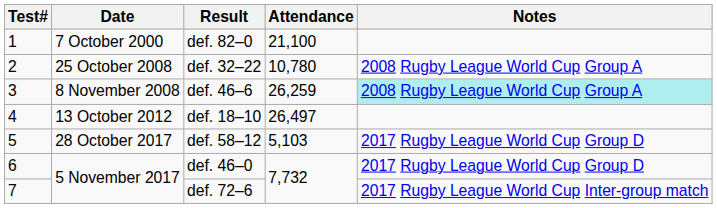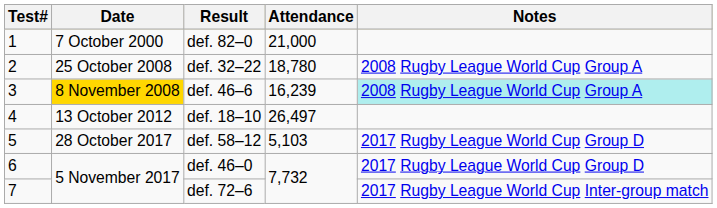(292, 41) 21,100 -> (292, 41) 21,000
(292, 66) 10,780 -> (292, 66) 18,780
(117, 91) no background -> (117, 91) gold background
(292, 91) 26,259 -> (292, 91) 16,239
